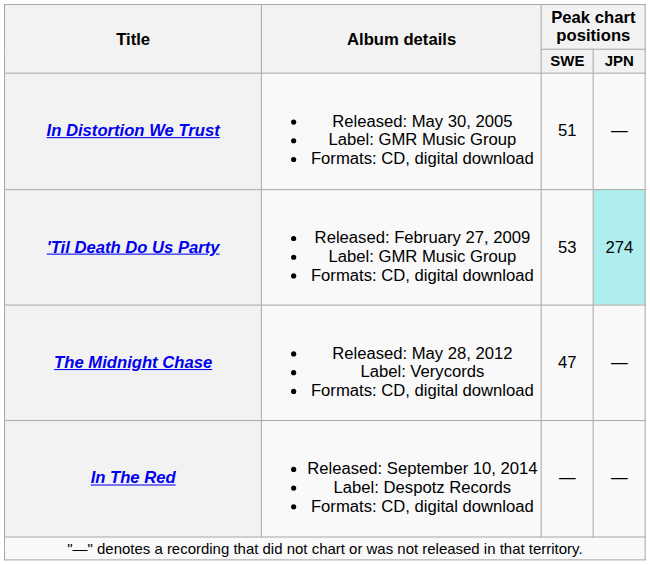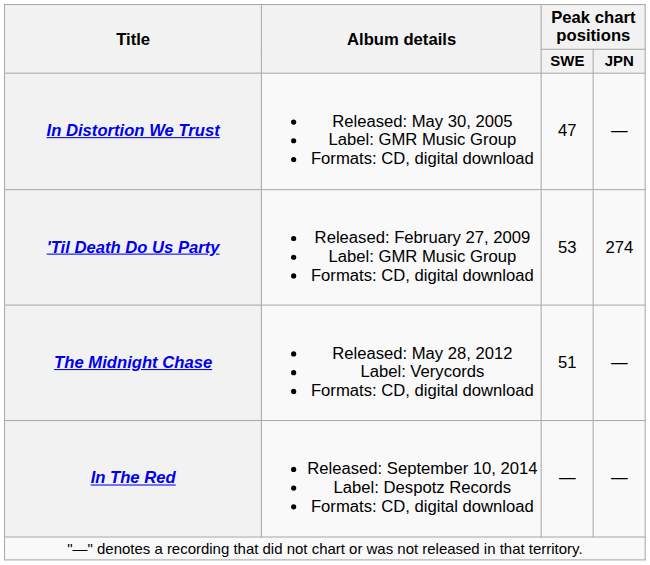(567, 131) 51 -> (567, 131) 47
(619, 247) paleturquoise background -> (619, 247) no background
(567, 362) 47 -> (567, 362) 51
